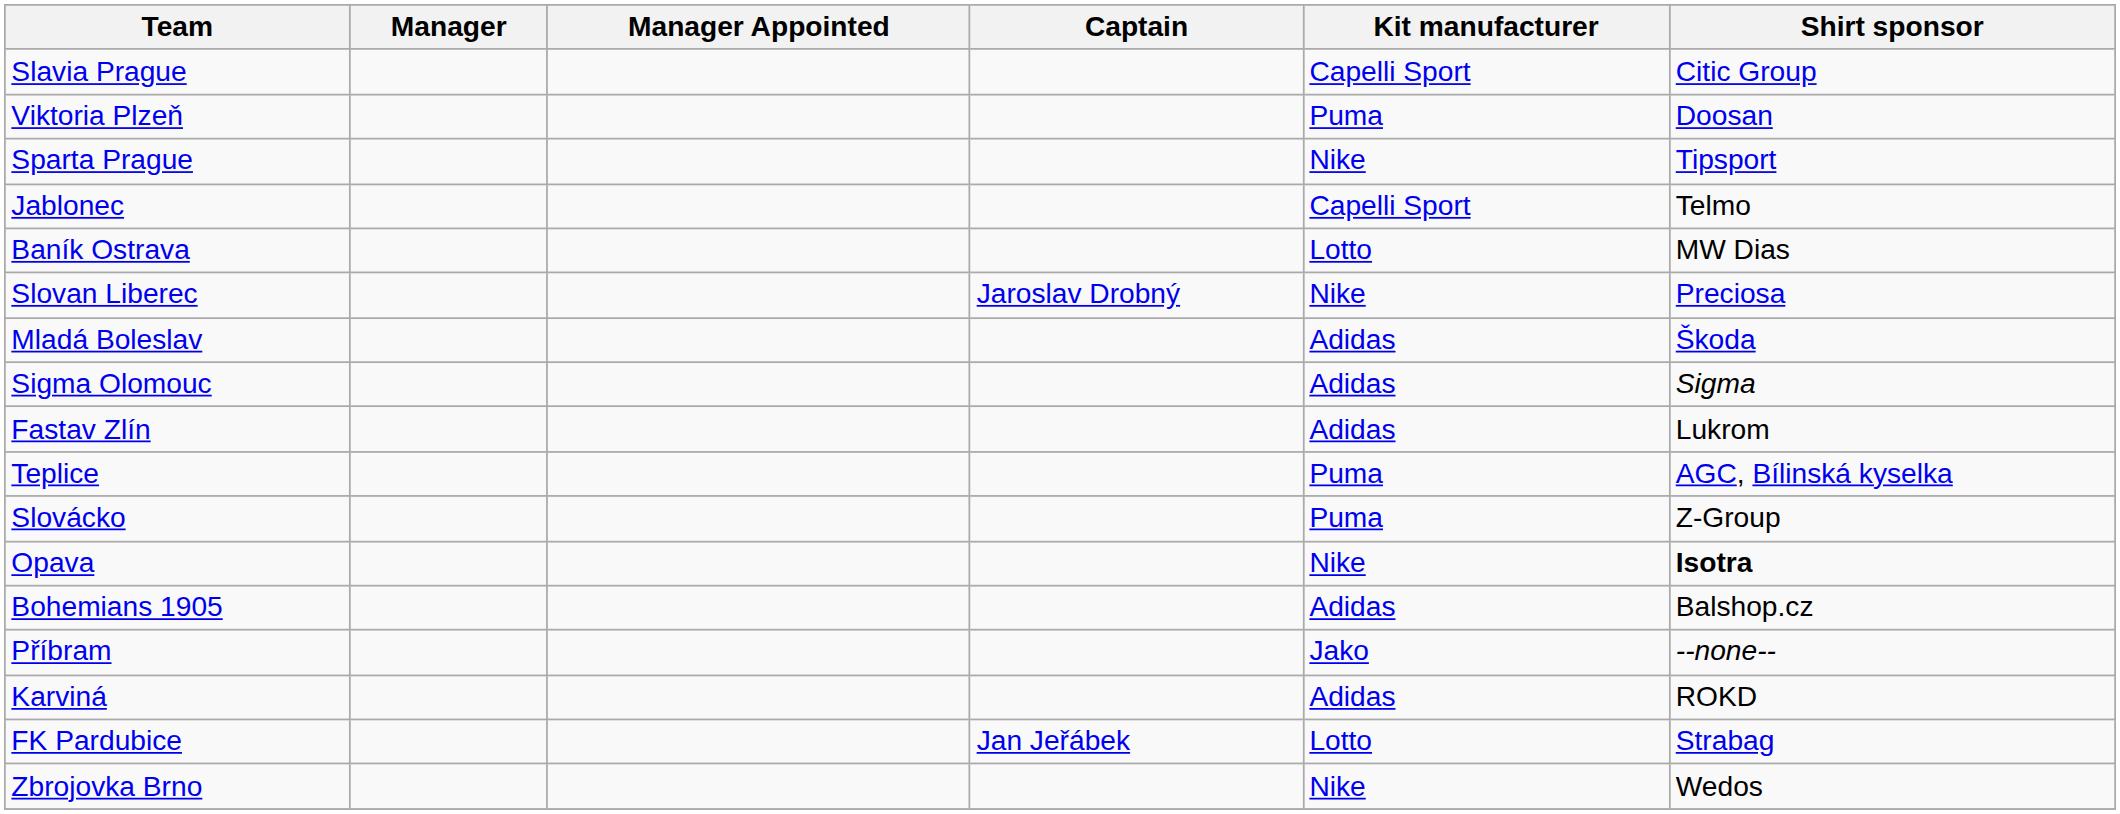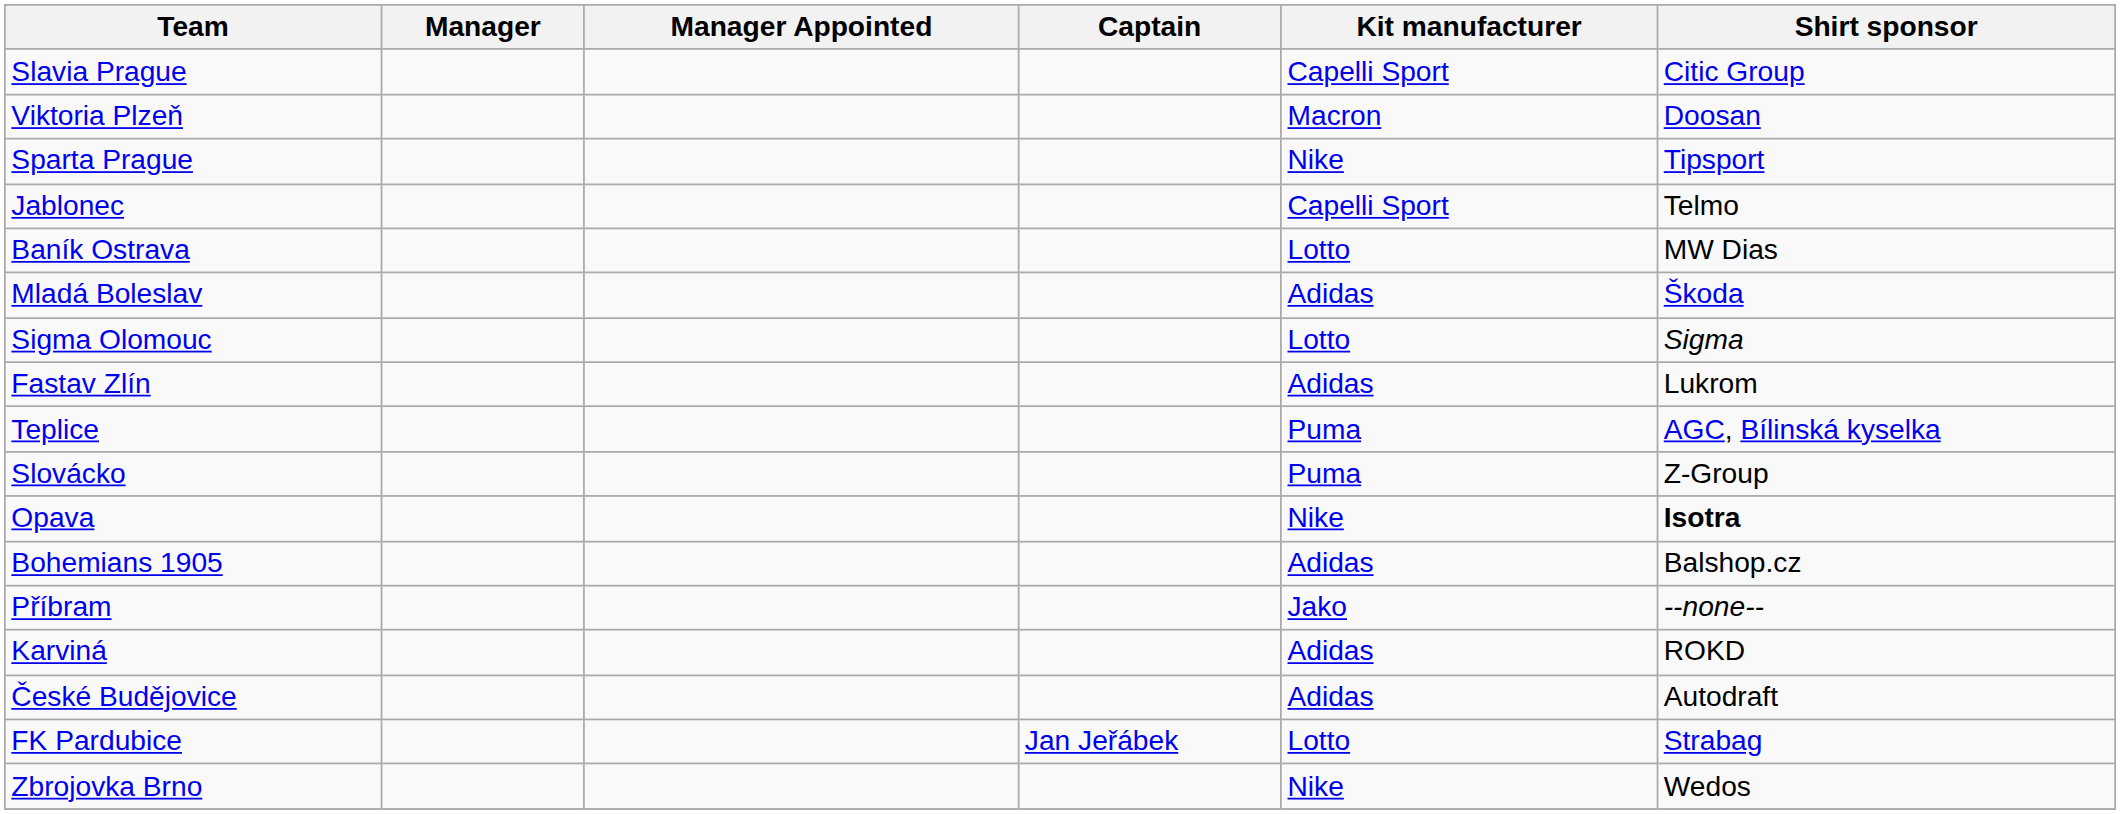(1346, 116) Puma -> (1334, 116) Macron
- row: (105, 294)
(1352, 384) Adidas -> (1319, 339) Lotto
+ row: (124, 696)
